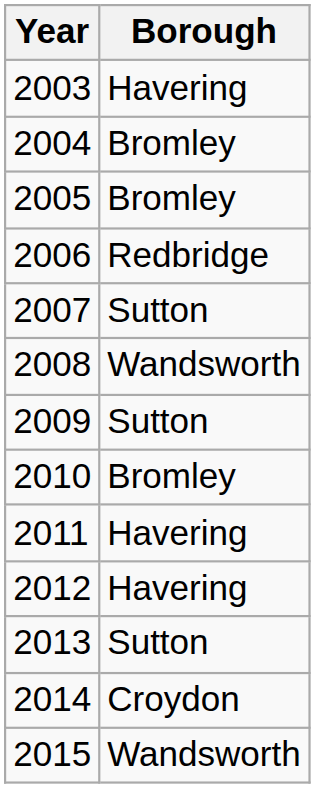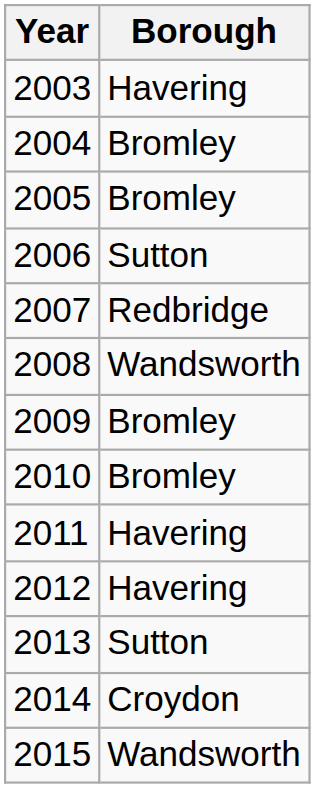(188, 254) Redbridge -> (158, 254) Sutton
(158, 310) Sutton -> (188, 310) Redbridge
(158, 421) Sutton -> (172, 421) Bromley
